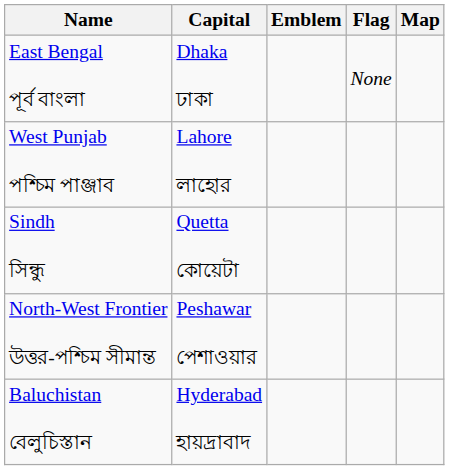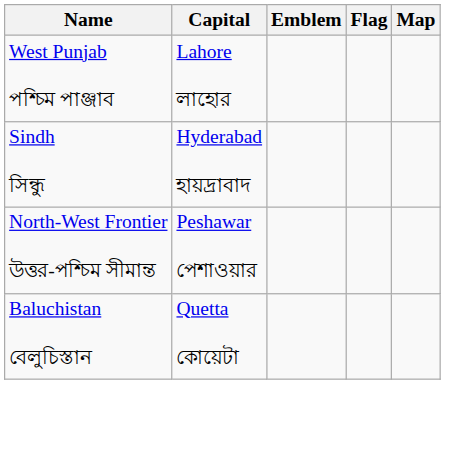- row: (56, 75)
(208, 247) Quetta কোয়েটা -> (219, 161) Hyderabad হায়দ্রাবাদ
(219, 418) Hyderabad হায়দ্রাবাদ -> (208, 332) Quetta কোয়েটা
